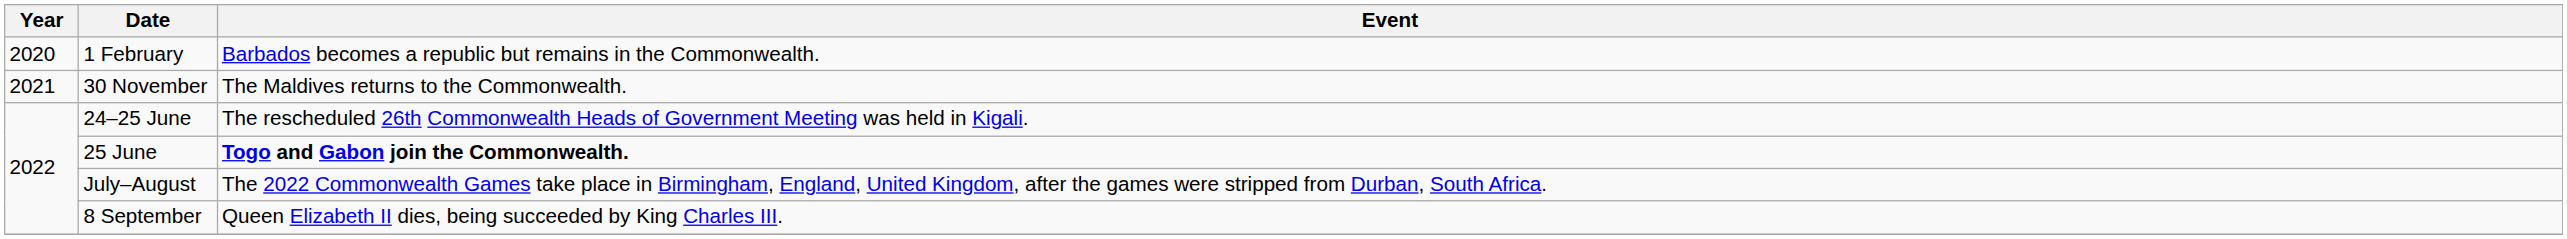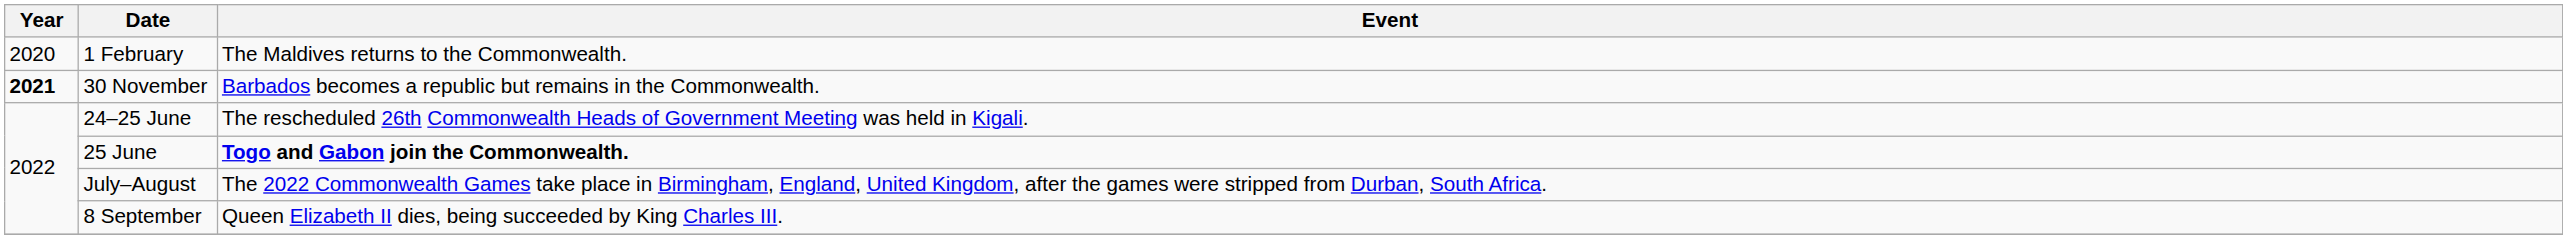(521, 53) Barbados becomes a republic but remains in the Commonwealth. -> (424, 53) The Maldives returns to the Commonwealth.
(32, 86) normal -> (32, 86) bold
(424, 86) The Maldives returns to the Commonwealth. -> (521, 86) Barbados becomes a republic but remains in the Commonwealth.
